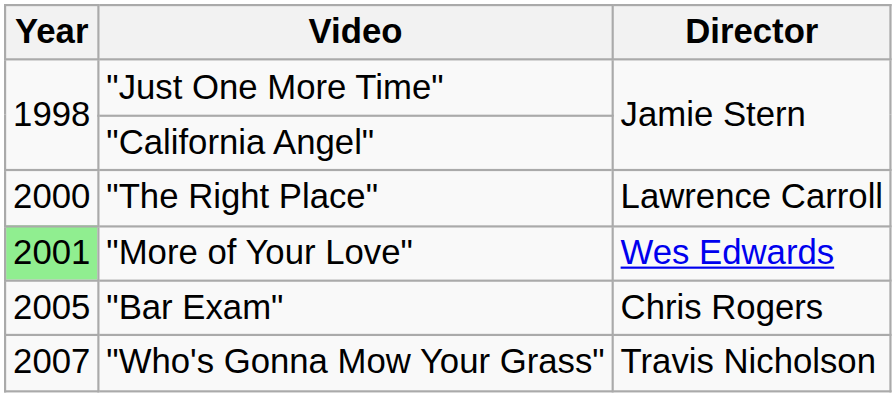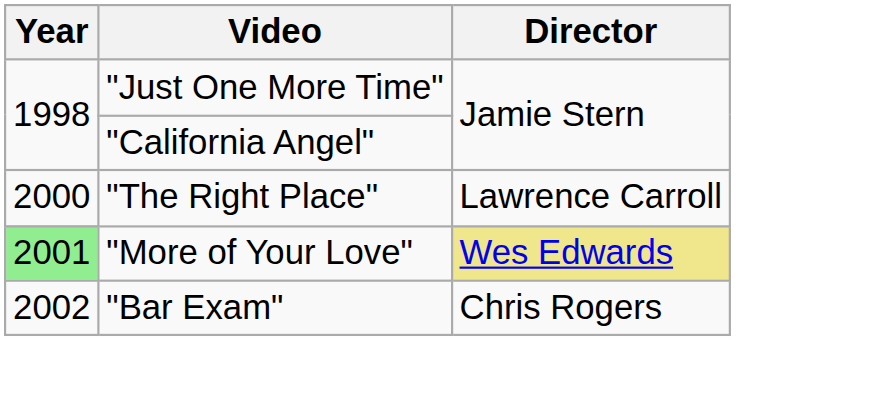(727, 252) no background -> (566, 252) khaki background
(52, 307) 2005 -> (52, 307) 2002
- row: (355, 362)
